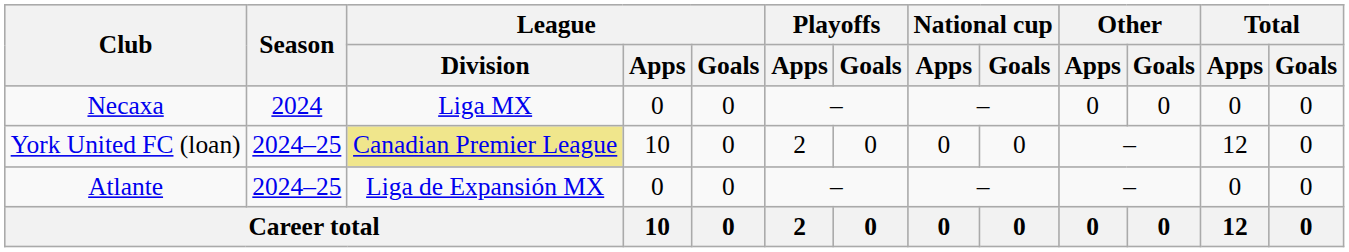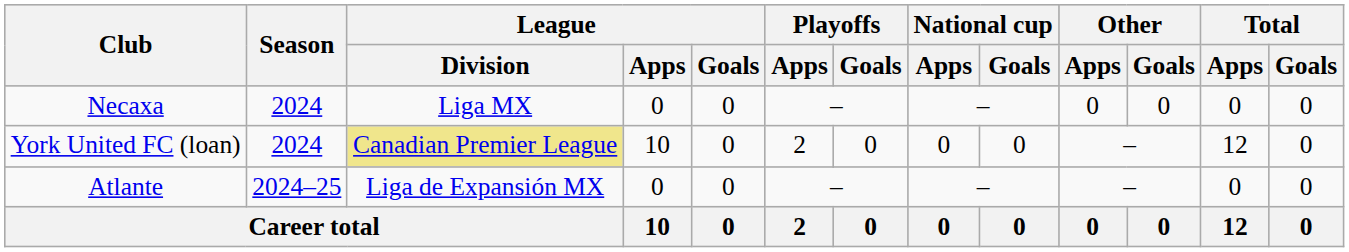(297, 145) 2024–25 -> (297, 145) 2024
